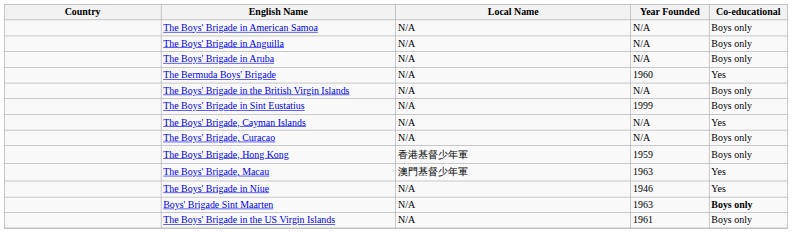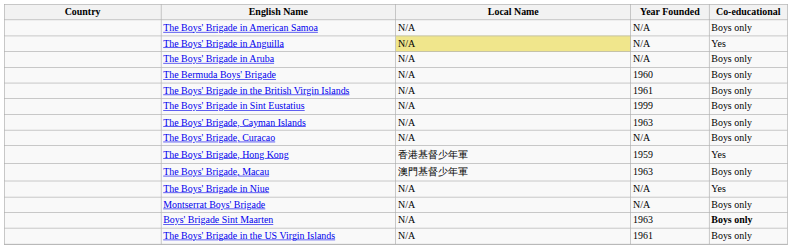(407, 43) no background -> (407, 43) khaki background
(732, 43) Boys only -> (719, 43) Yes
(719, 75) Yes -> (732, 75) Boys only
(642, 91) N/A -> (643, 91) 1961
(642, 122) N/A -> (643, 122) 1963
(719, 122) Yes -> (732, 122) Boys only
(732, 154) Boys only -> (719, 154) Yes
(719, 172) Yes -> (732, 172) Boys only
(643, 189) 1946 -> (642, 189) N/A
+ row: (214, 204)
